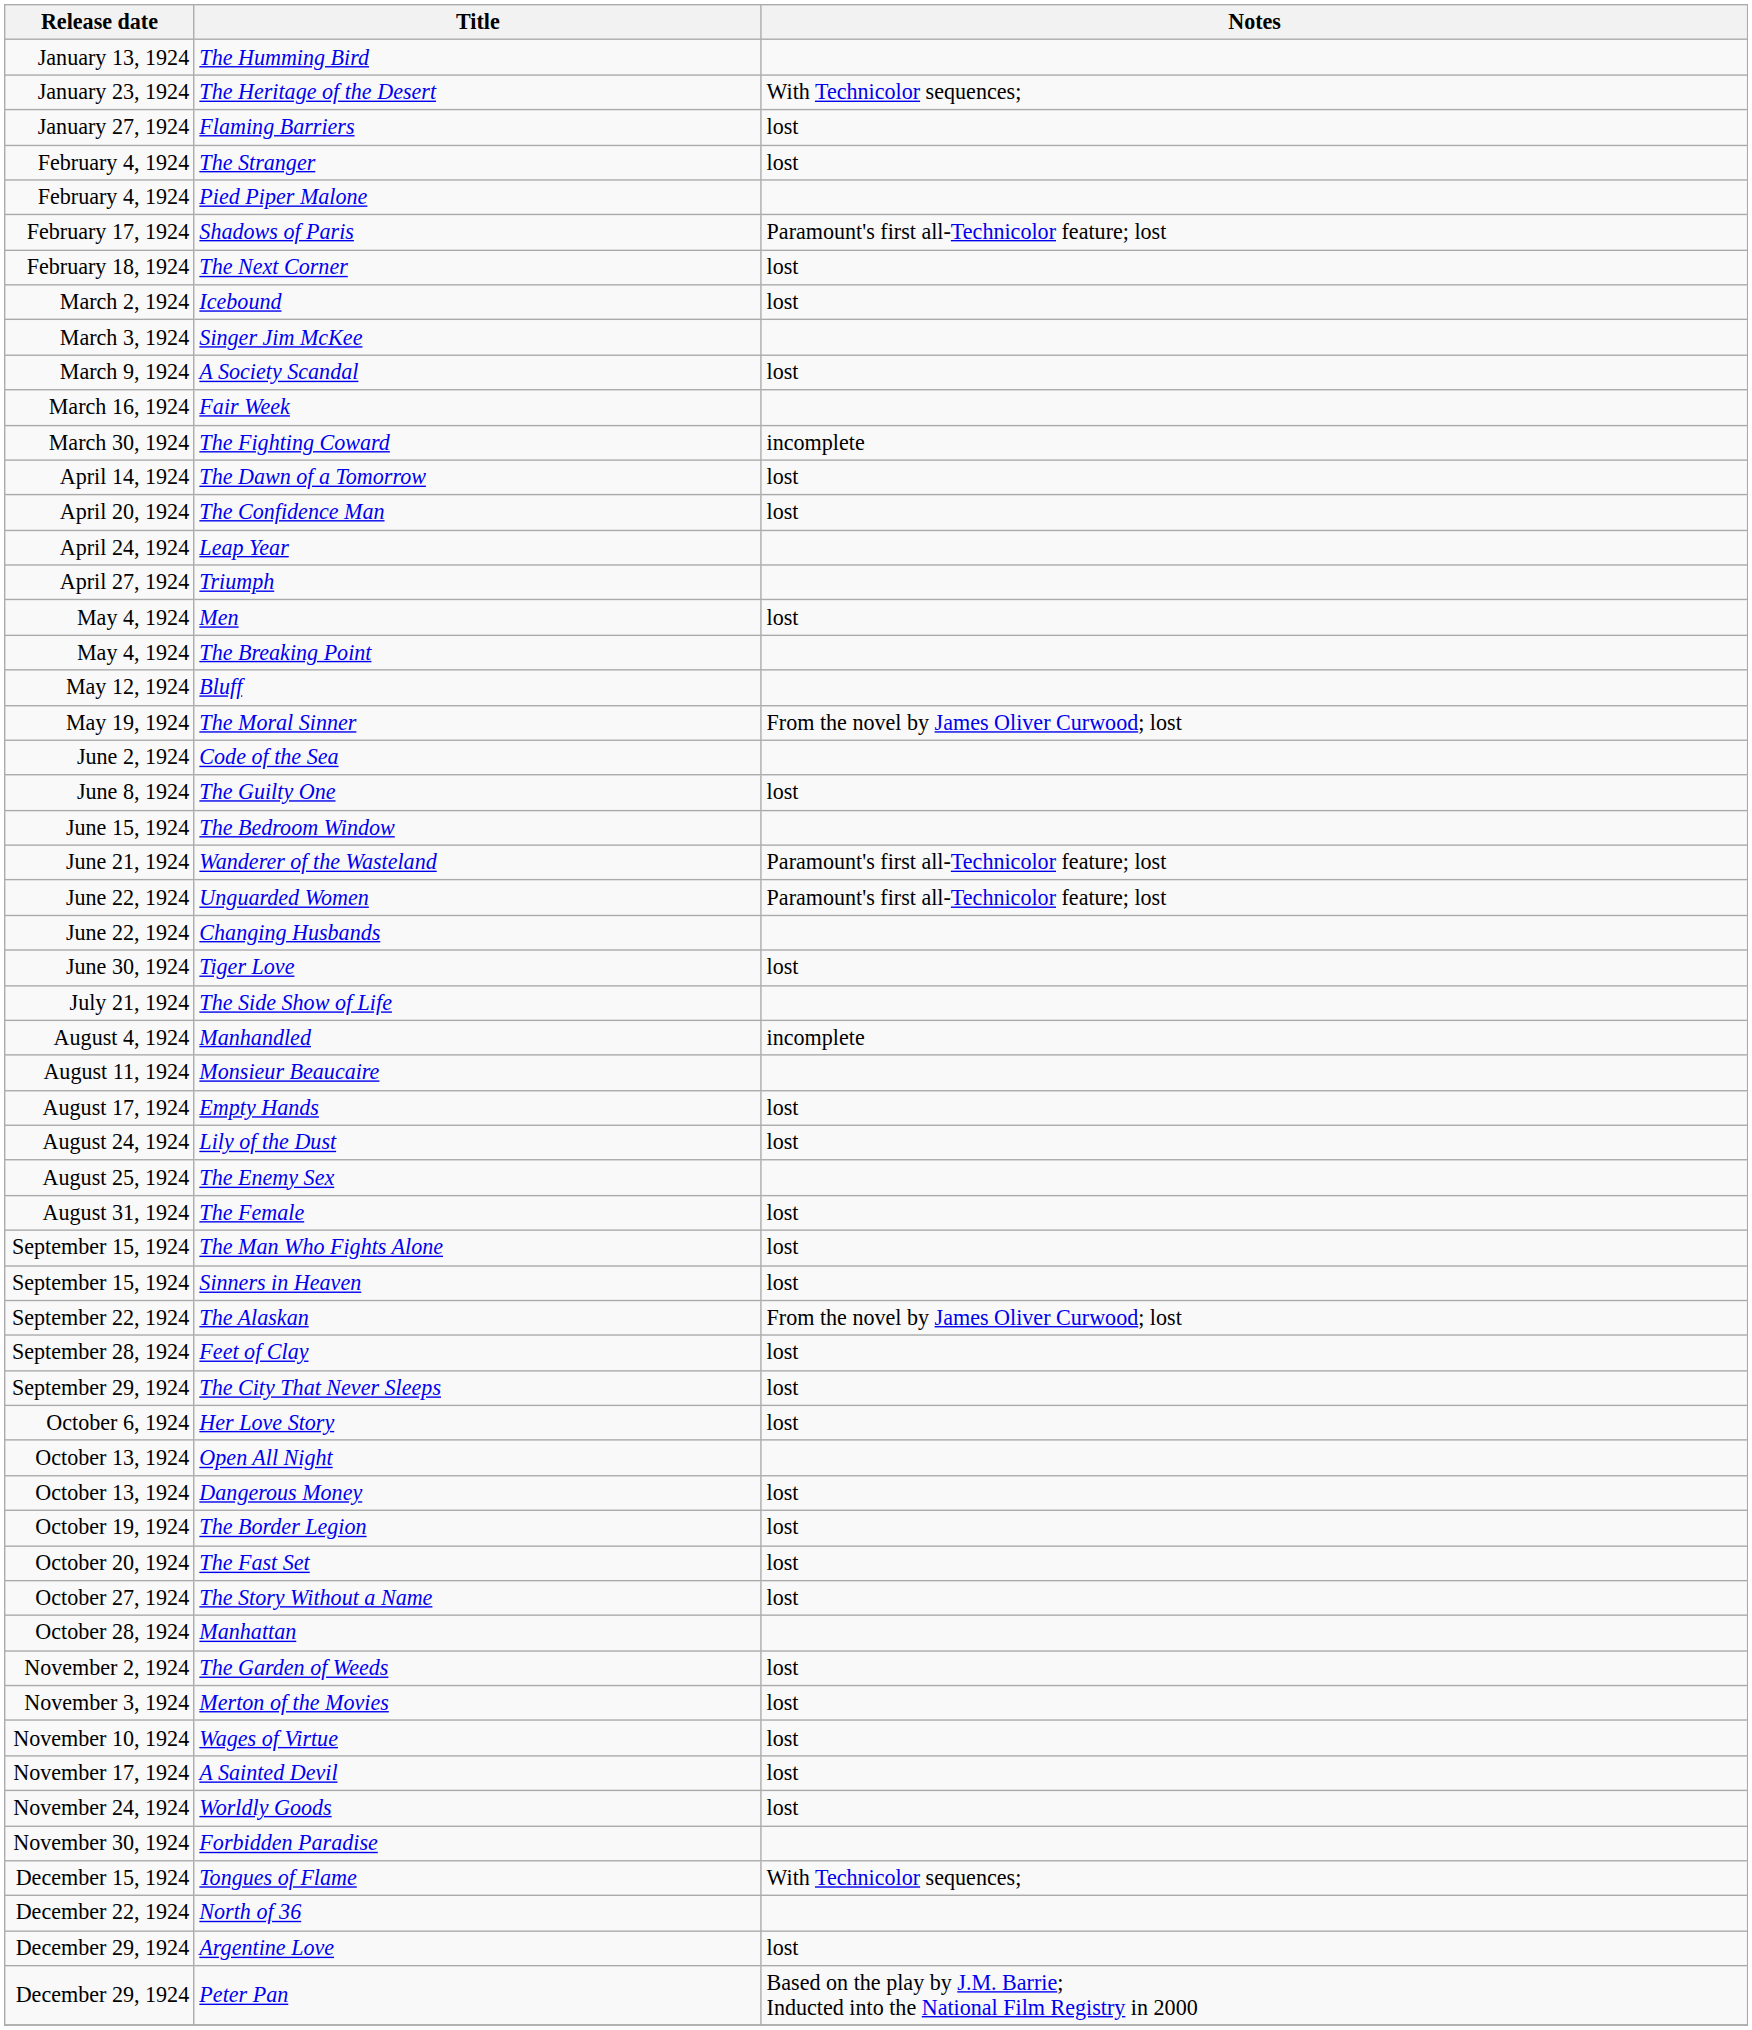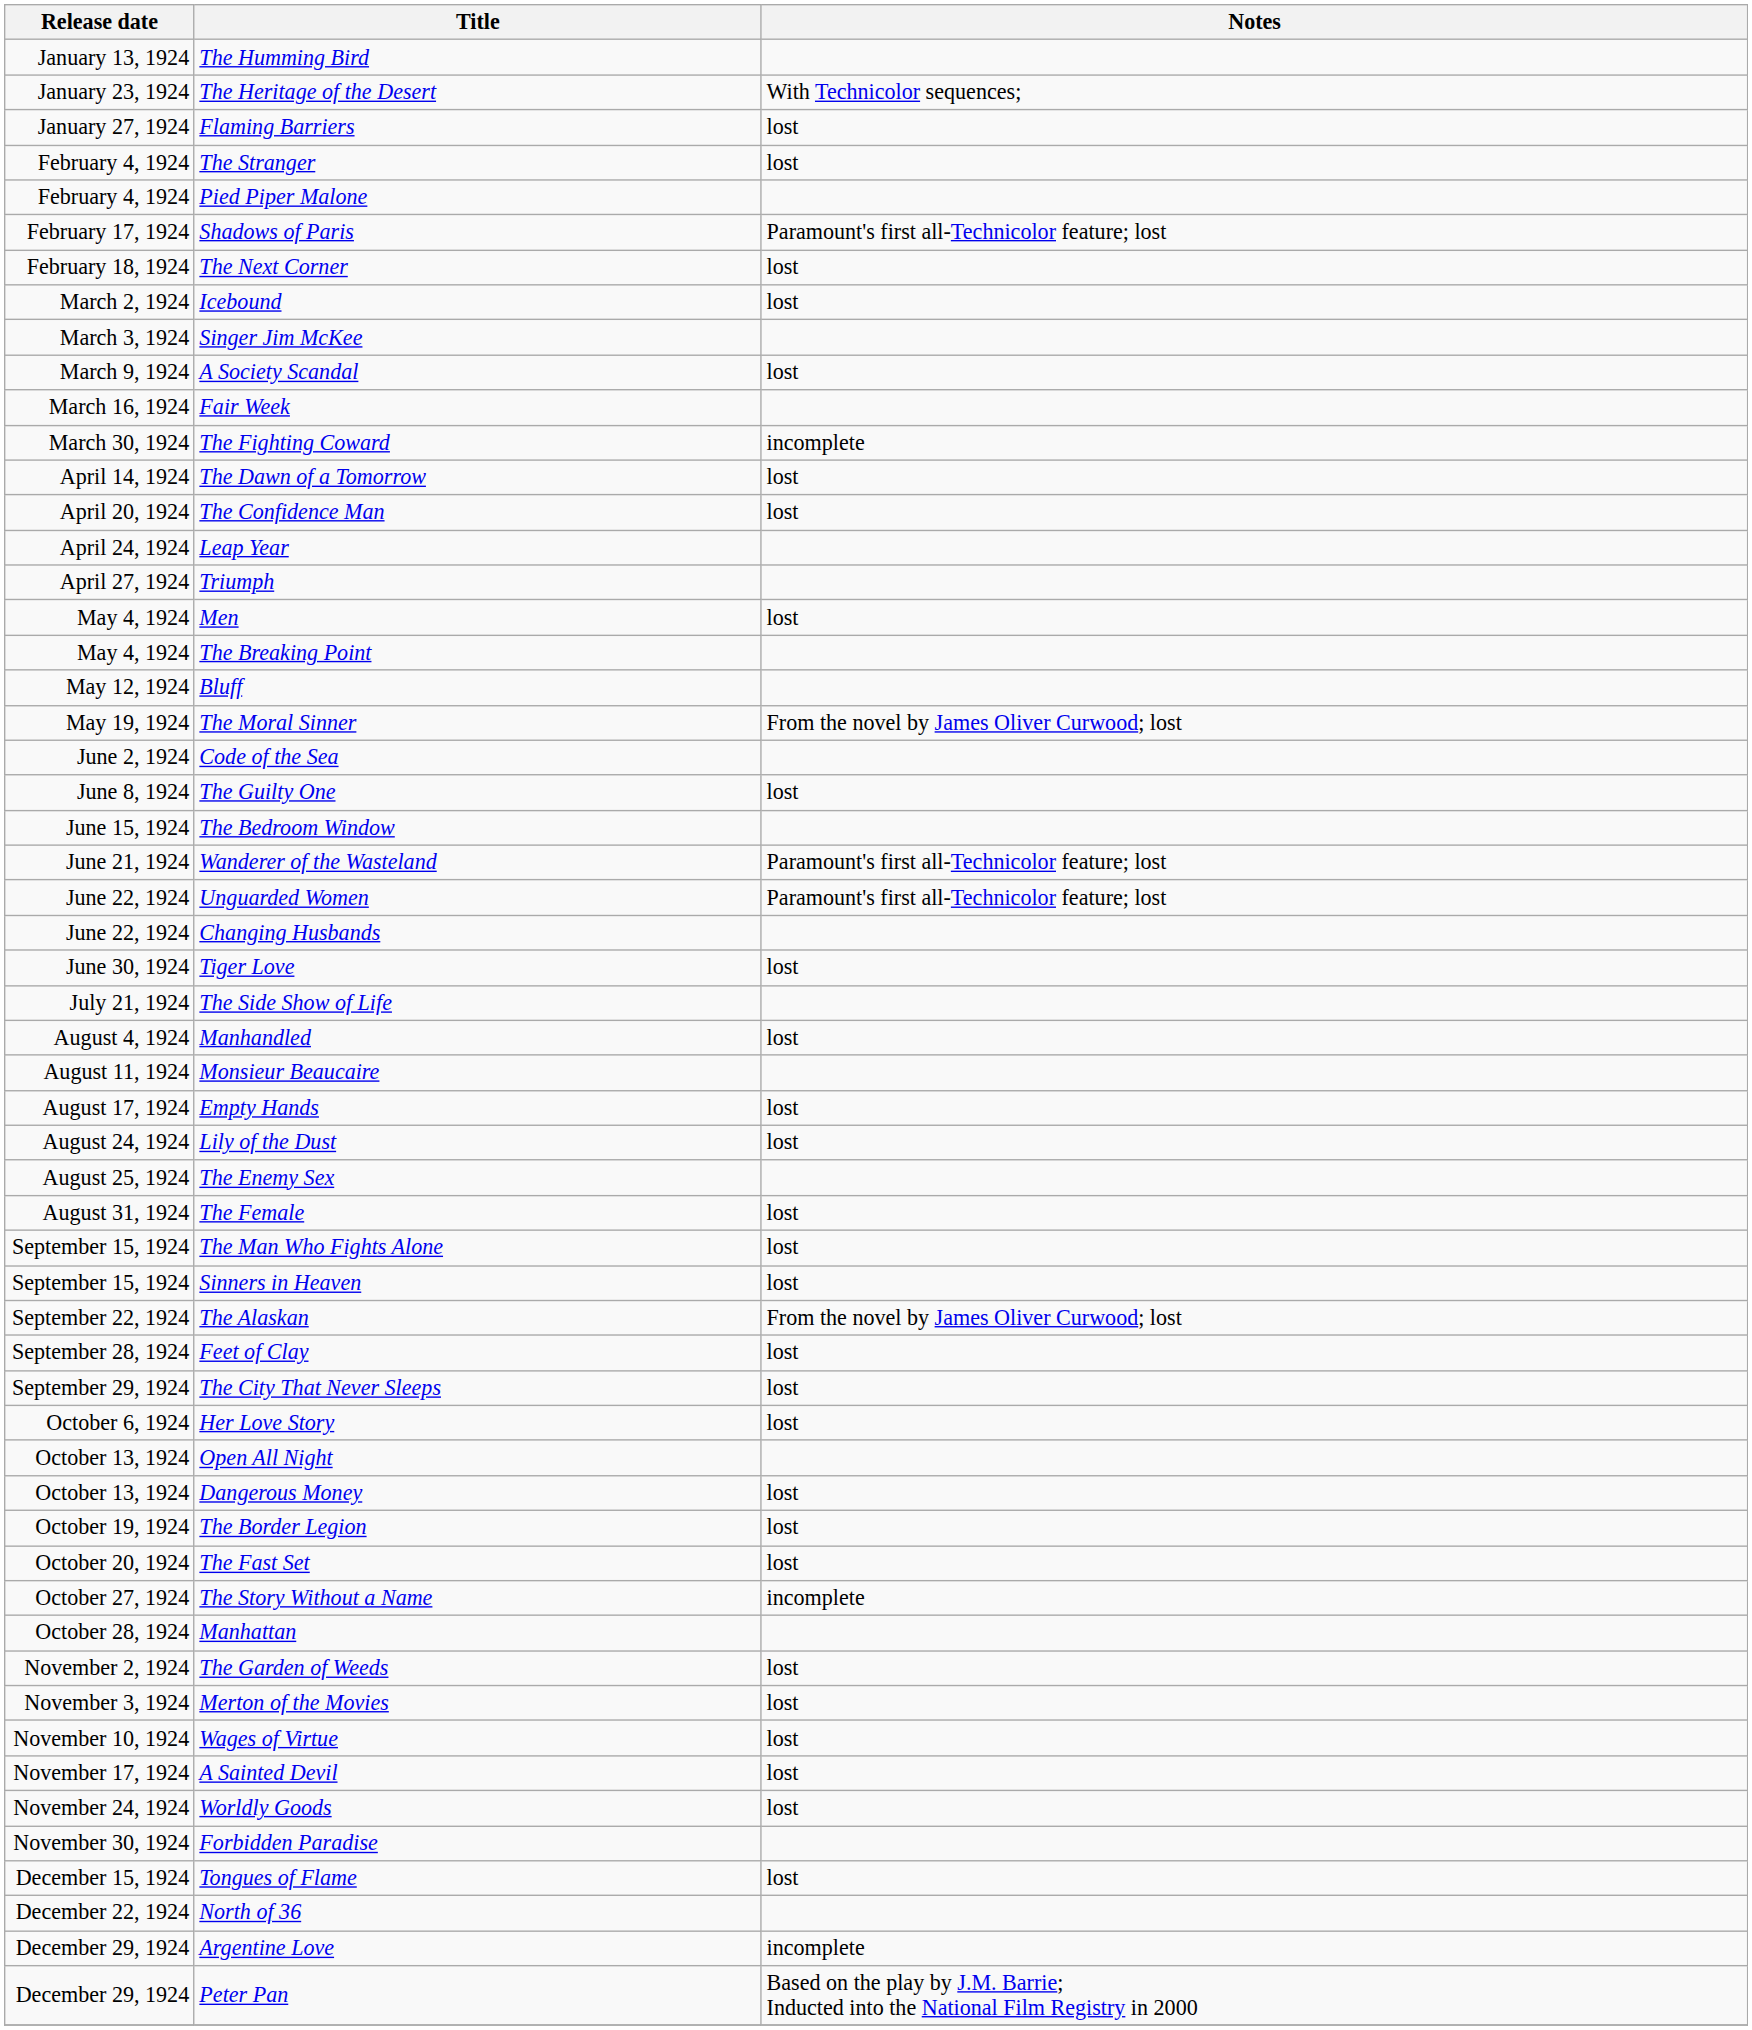(816, 1037) incomplete -> (783, 1037) lost
(783, 1597) lost -> (816, 1597) incomplete
(894, 1877) With Technicolor sequences; -> (783, 1877) lost
(783, 1947) lost -> (816, 1947) incomplete
